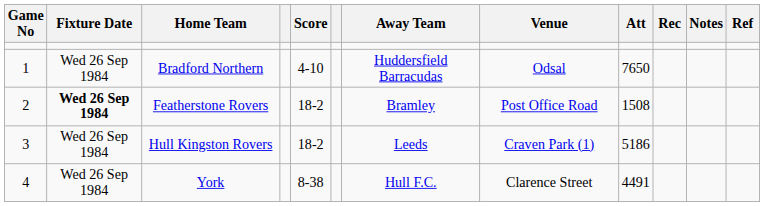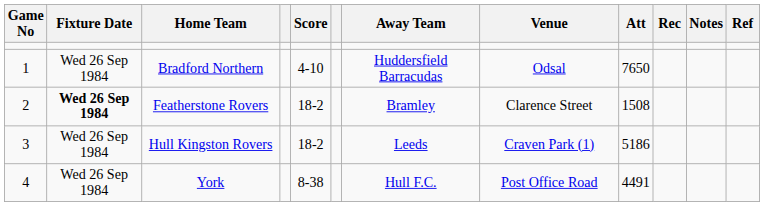(549, 106) Post Office Road -> (549, 106) Clarence Street
(549, 182) Clarence Street -> (549, 182) Post Office Road
